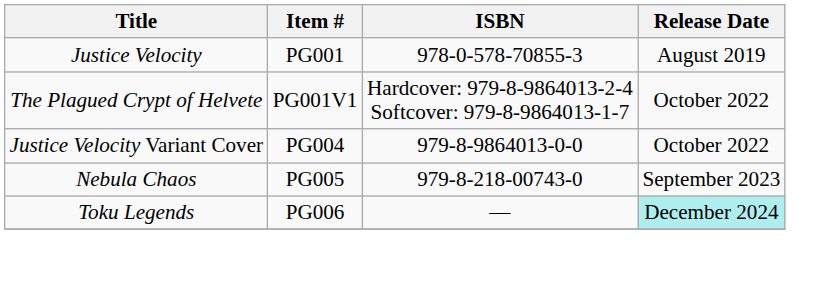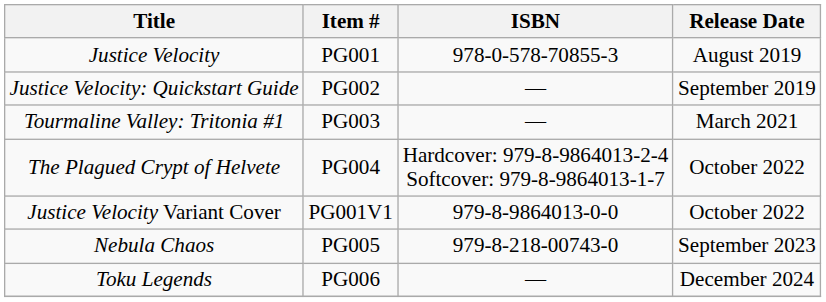+ row: (154, 88)
+ row: (154, 121)
(315, 100) PG001V1 -> (351, 167) PG004
(315, 145) PG004 -> (351, 212) PG001V1
(711, 212) paleturquoise background -> (747, 279) no background
